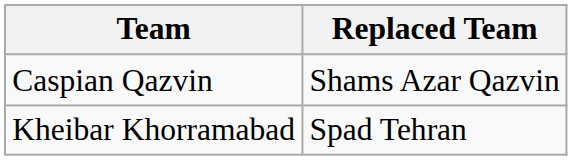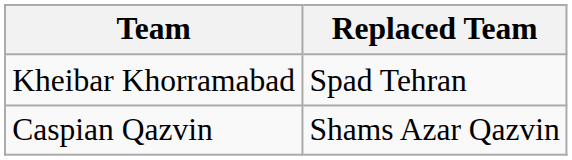rows swapped: (154, 129) <-> (112, 79)
